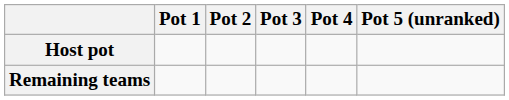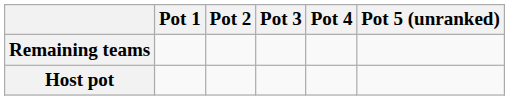rows swapped: (80, 49) <-> (80, 79)
